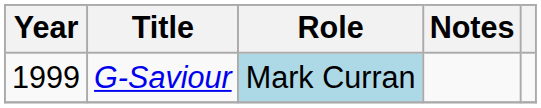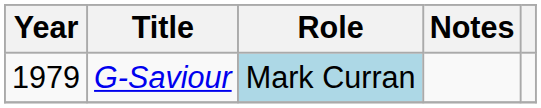(46, 77) 1999 -> (46, 77) 1979
